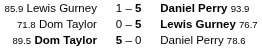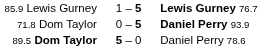(205, 8) Daniel Perry 93.9 -> (209, 8) Lewis Gurney 76.7
(209, 24) Lewis Gurney 76.7 -> (205, 24) Daniel Perry 93.9
